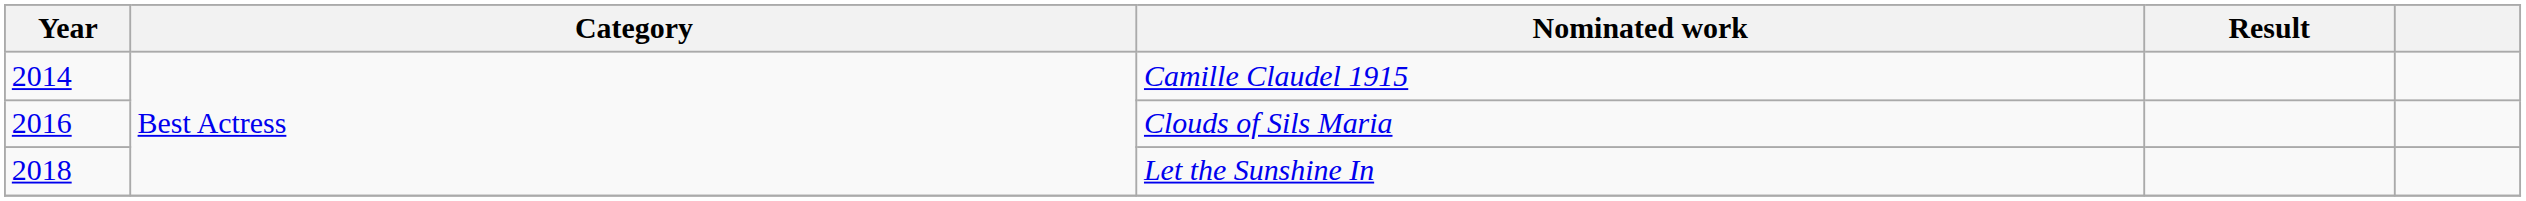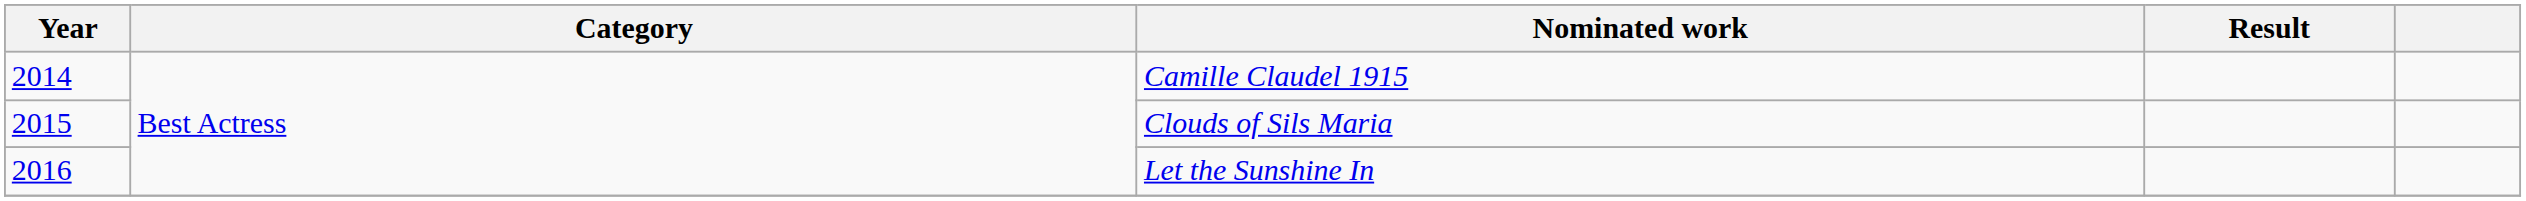(42, 123) 2016 -> (42, 123) 2015
(42, 170) 2018 -> (42, 170) 2016
